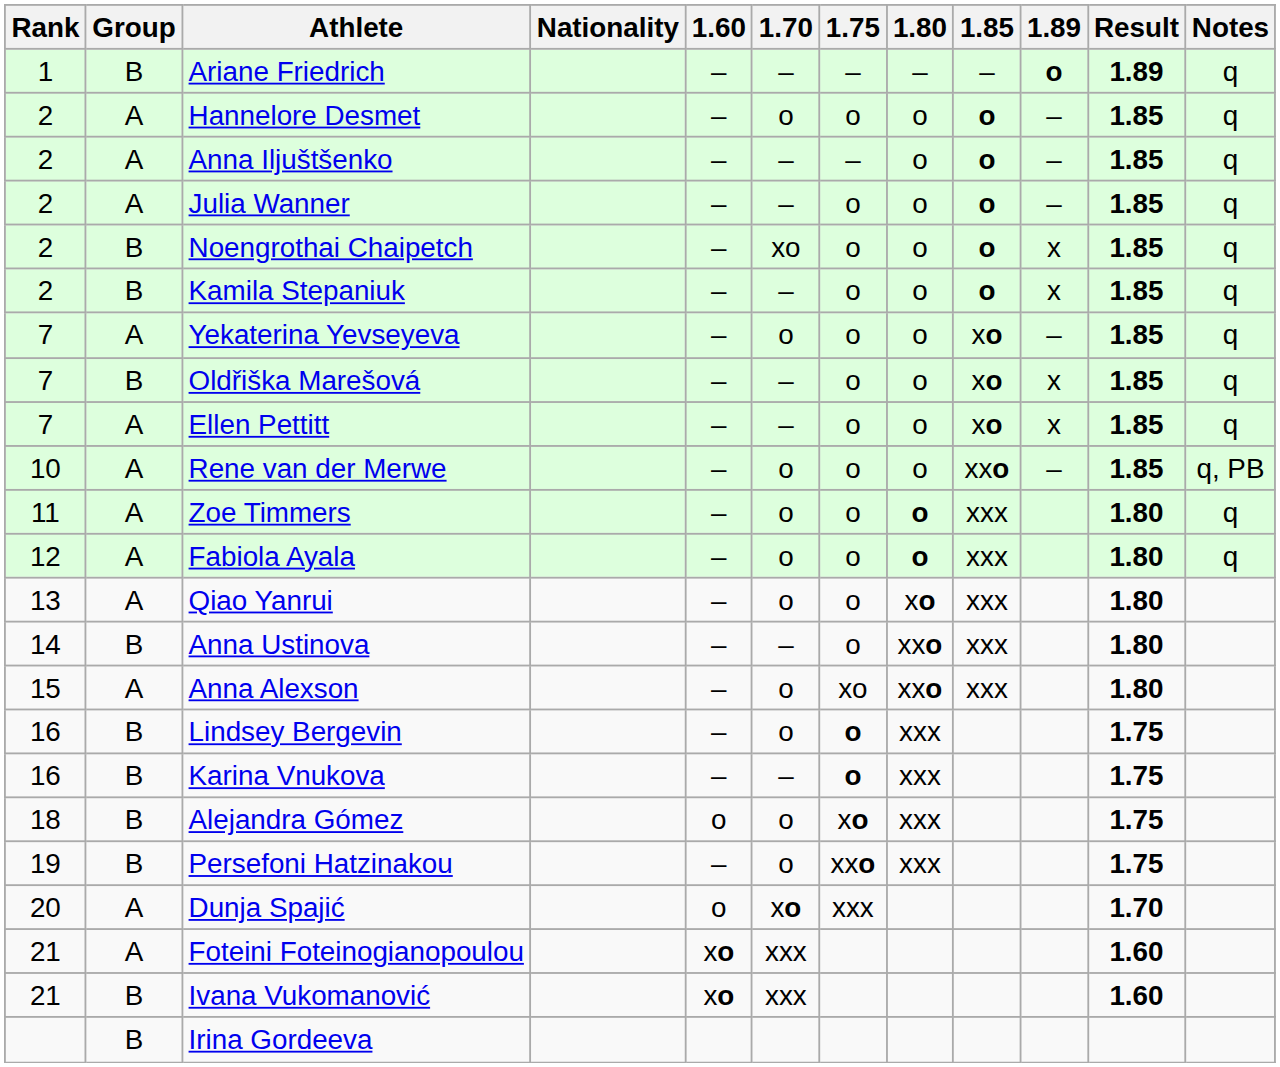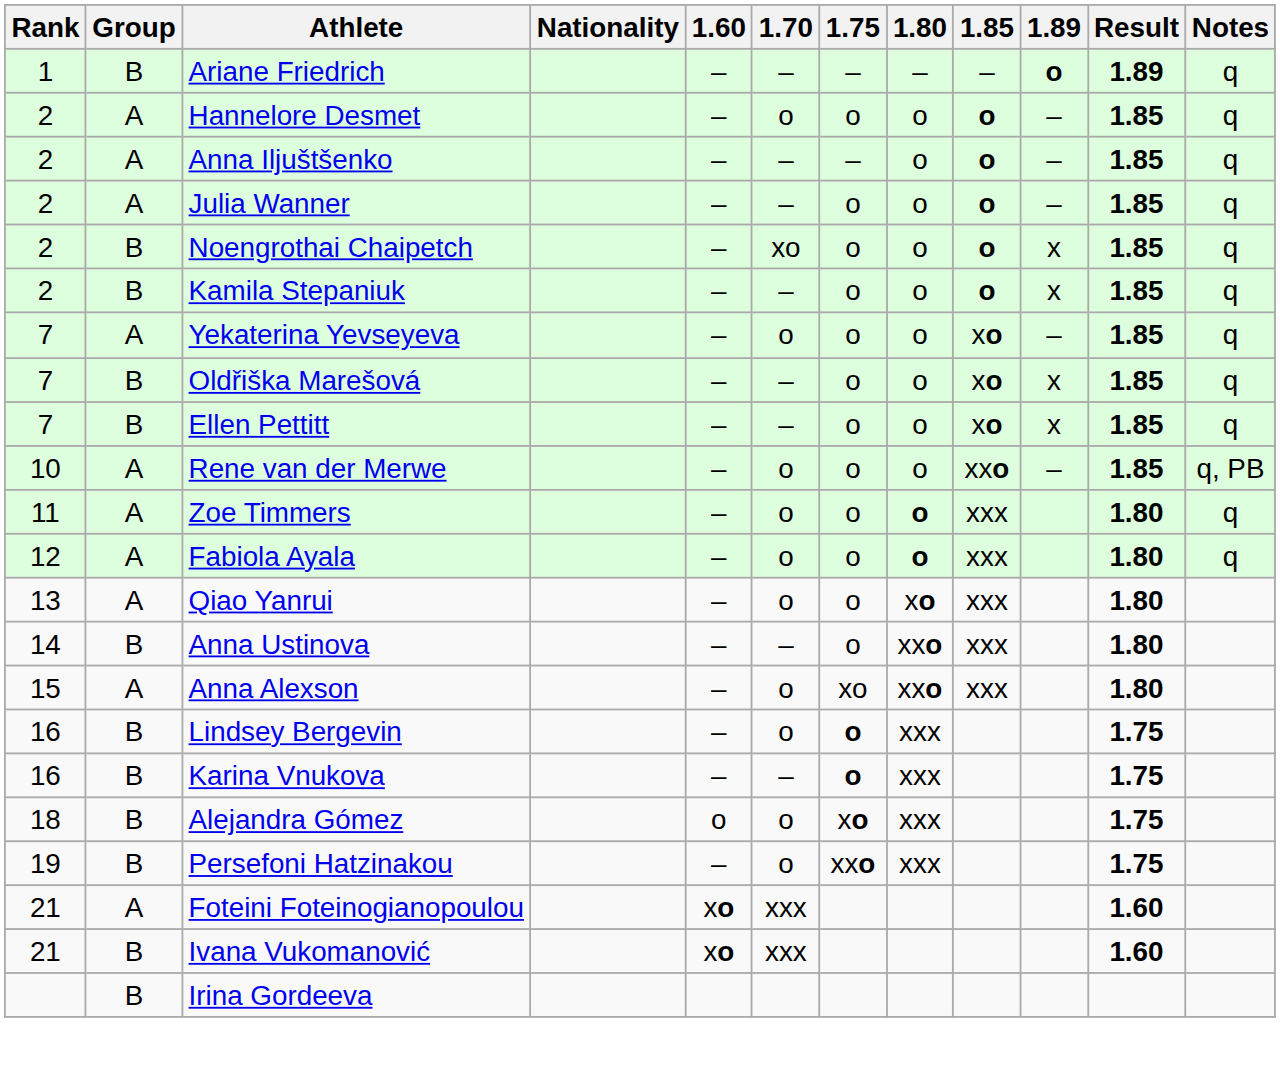(134, 423) A -> (134, 423) B
- row: (267, 908)
